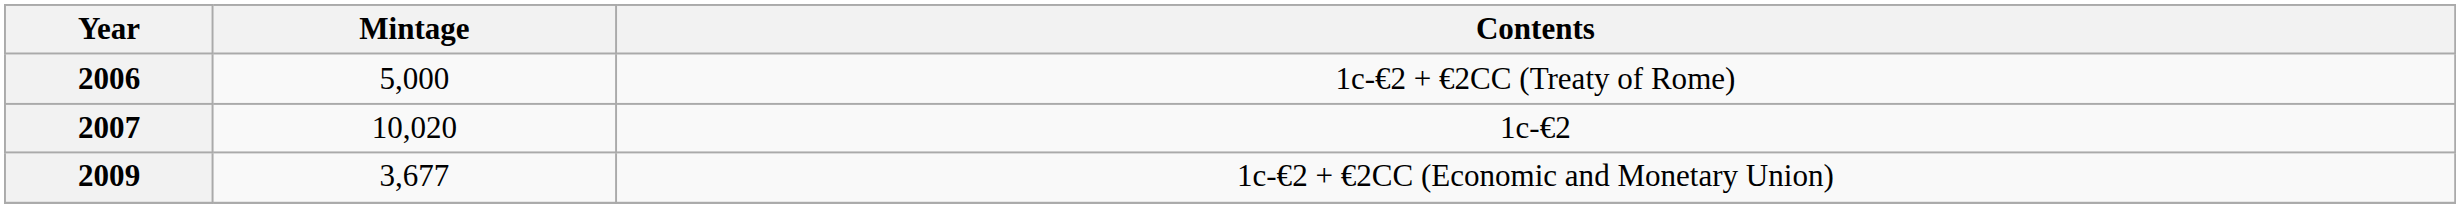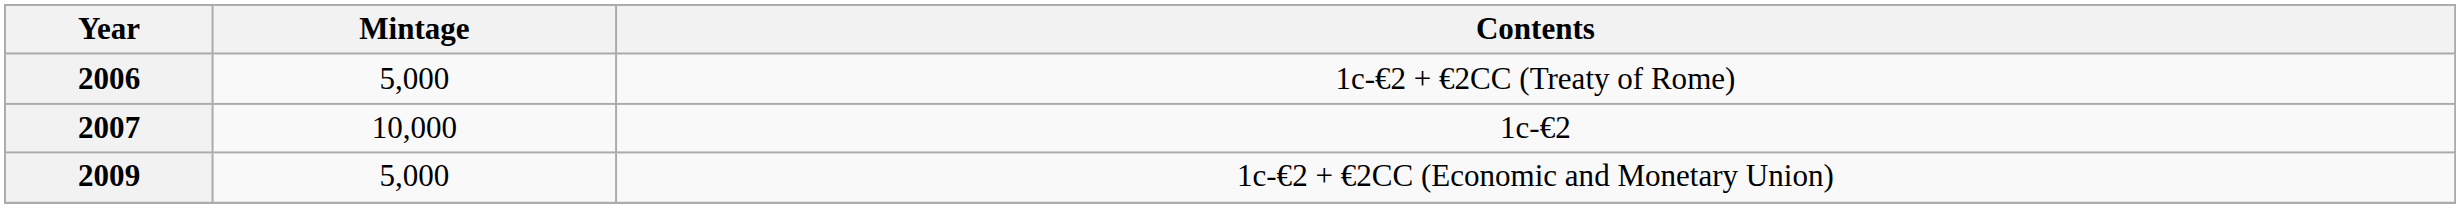(414, 127) 10,020 -> (414, 127) 10,000
(414, 176) 3,677 -> (414, 176) 5,000
